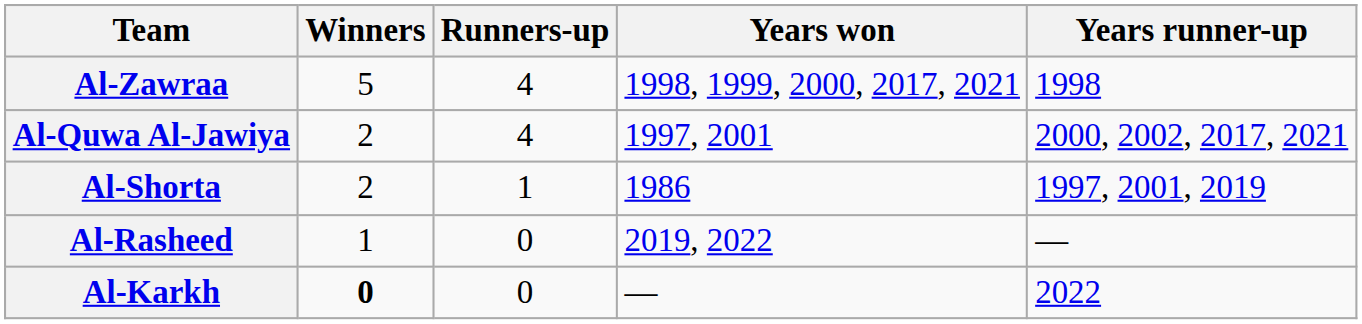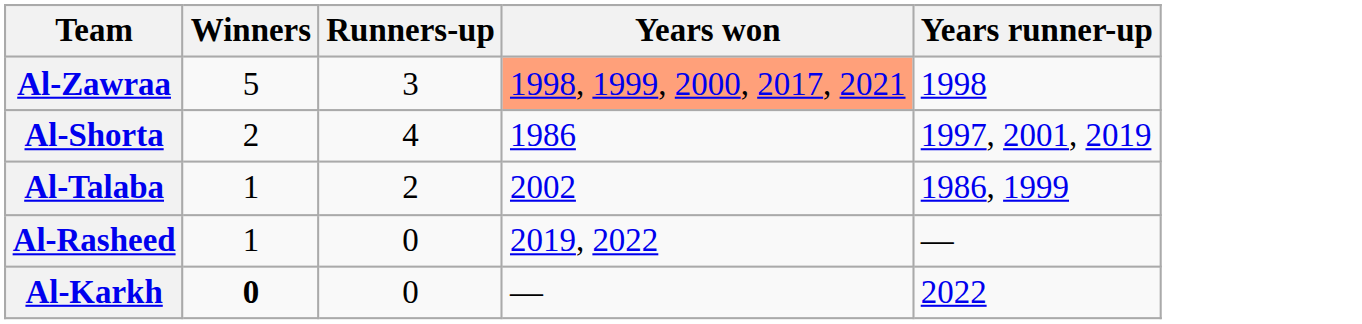(525, 82) 4 -> (411, 82) 3
(822, 82) no background -> (708, 82) lightsalmon background
- row: (151, 135)
(525, 187) 1 -> (411, 135) 4
+ row: (94, 187)
